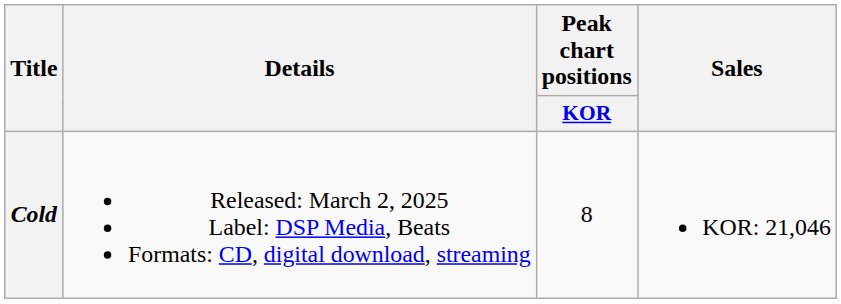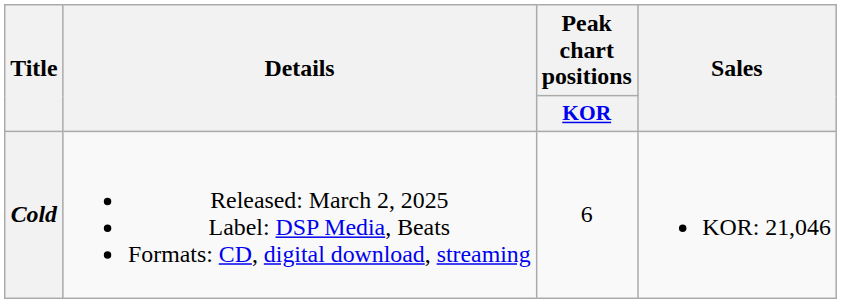(587, 214) 8 -> (587, 214) 6
